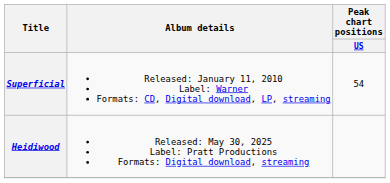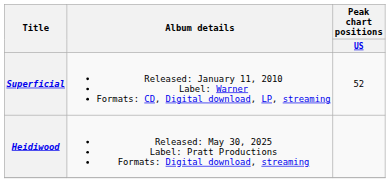(359, 84) 54 -> (359, 84) 52
